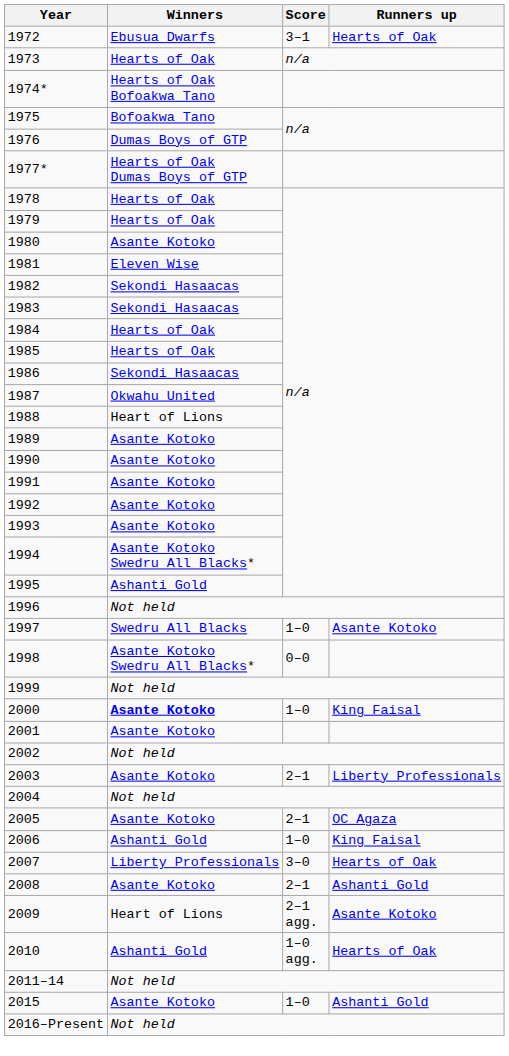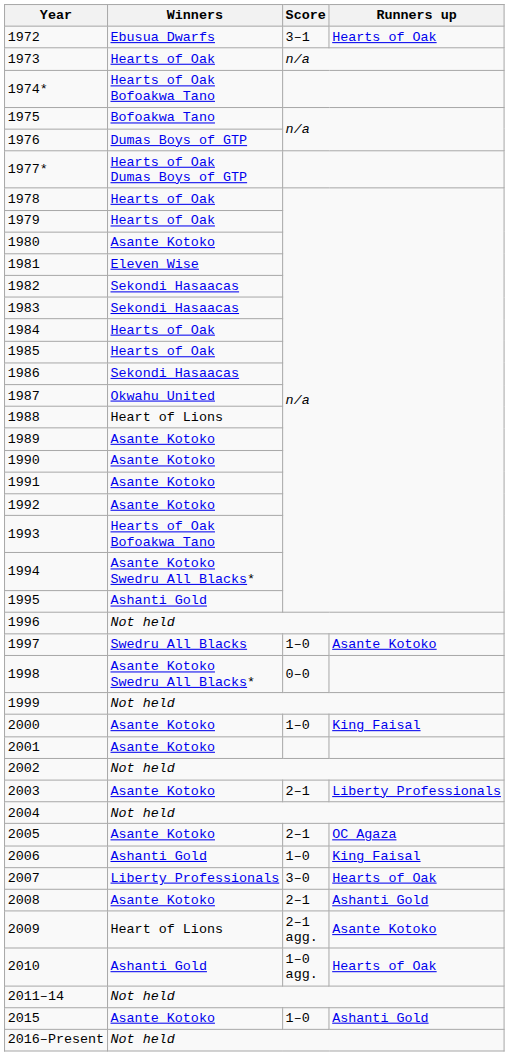(163, 526) Asante Kotoko -> (163, 534) Hearts of Oak Bofoakwa Tano
(163, 710) bold -> (163, 726) normal
